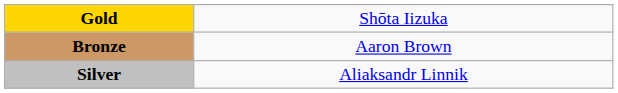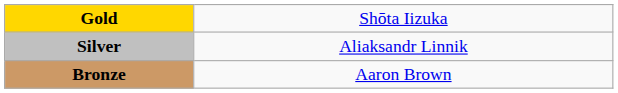rows swapped: (99, 74) <-> (99, 46)
